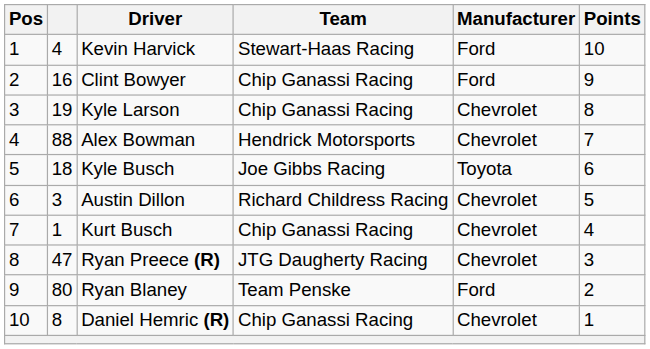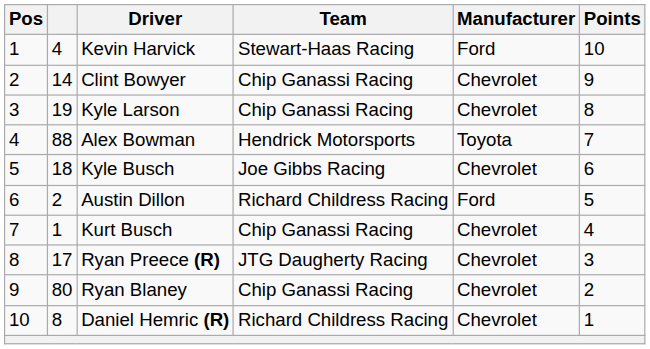(62, 79) 16 -> (62, 79) 14
(476, 79) Ford -> (497, 79) Chevrolet
(497, 139) Chevrolet -> (484, 139) Toyota
(484, 169) Toyota -> (497, 169) Chevrolet
(57, 199) 3 -> (57, 199) 2
(497, 199) Chevrolet -> (476, 199) Ford
(62, 259) 47 -> (62, 259) 17
(294, 289) Team Penske -> (326, 289) Chip Ganassi Racing
(476, 289) Ford -> (497, 289) Chevrolet
(326, 319) Chip Ganassi Racing -> (343, 319) Richard Childress Racing
